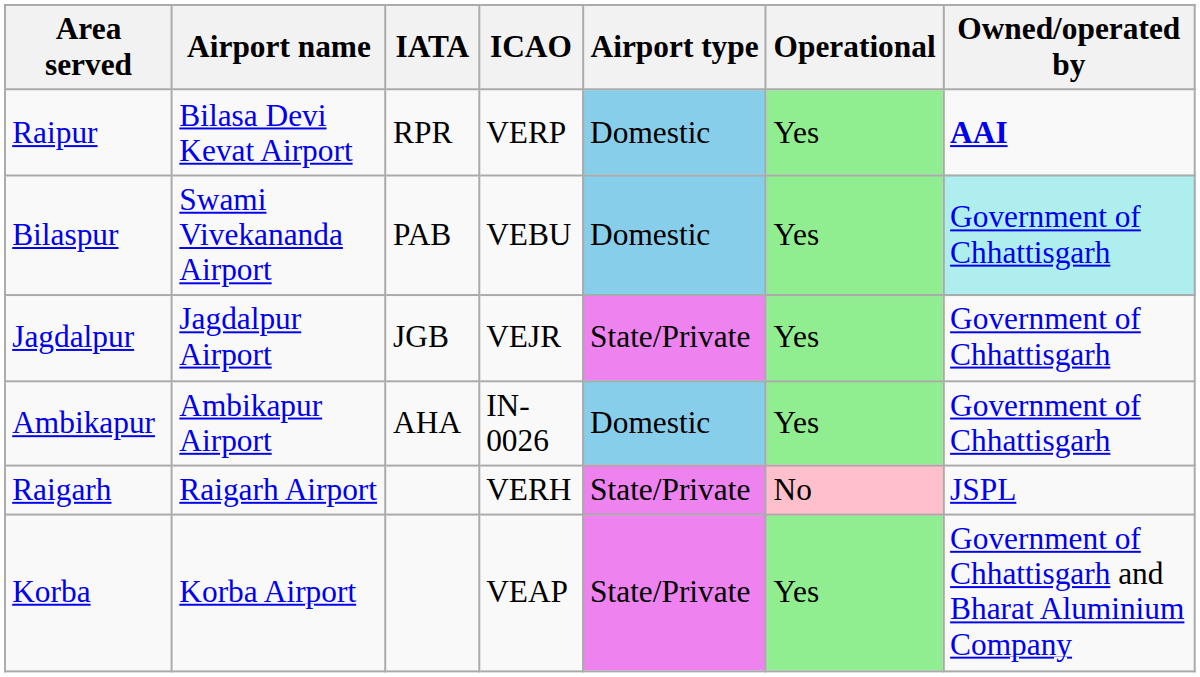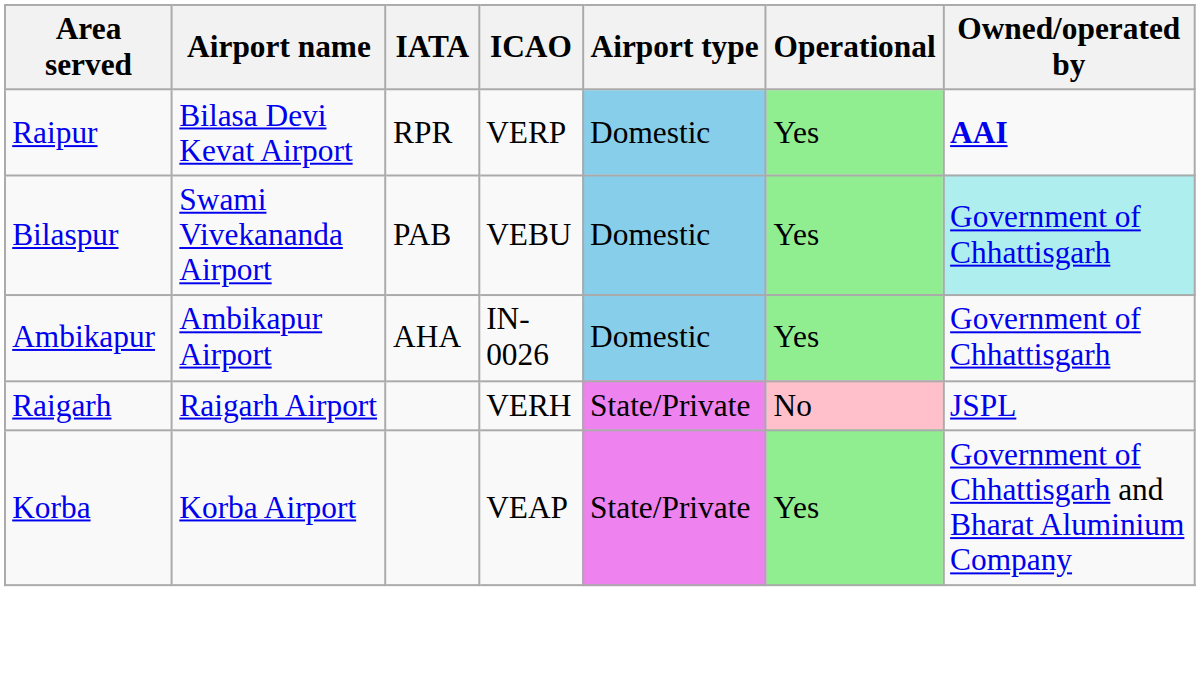- row: (73, 337)
